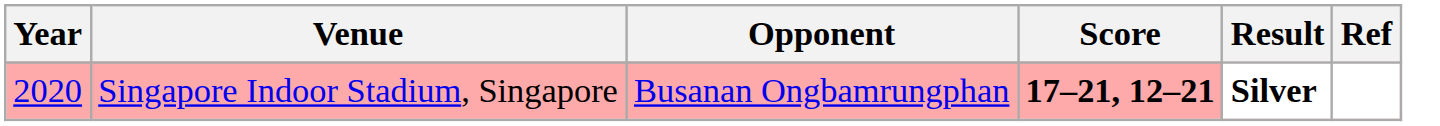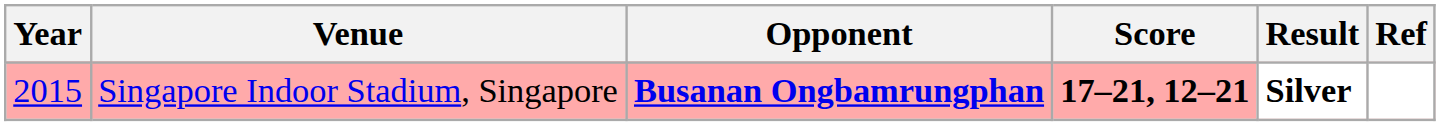(48, 90) 2020 -> (48, 90) 2015
(822, 90) normal -> (839, 90) bold
